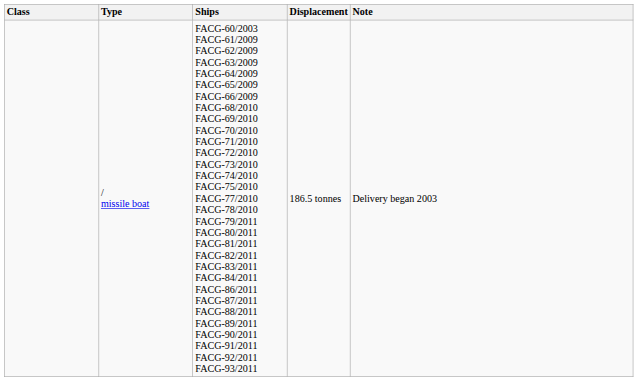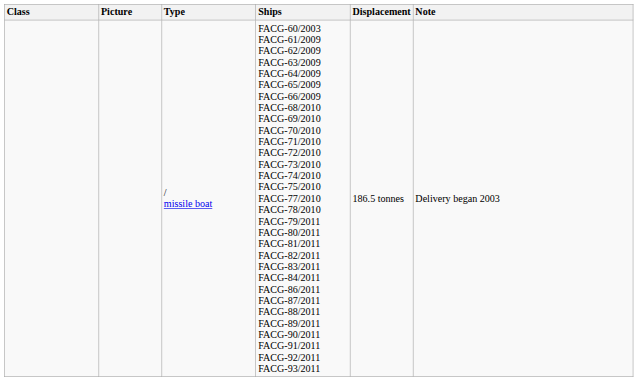+ column: (117, 12)
